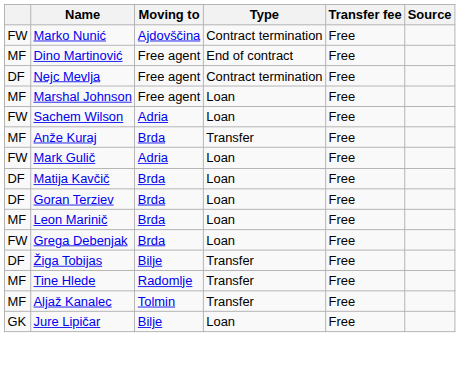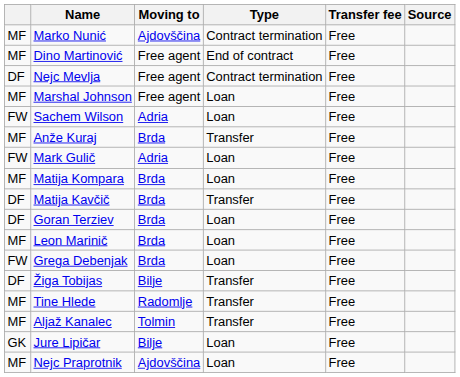(17, 35) FW -> (17, 35) MF
+ row: (79, 178)
(221, 178) Loan -> (230, 199) Transfer
+ row: (78, 363)
